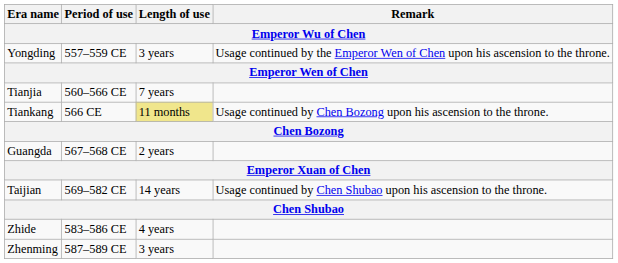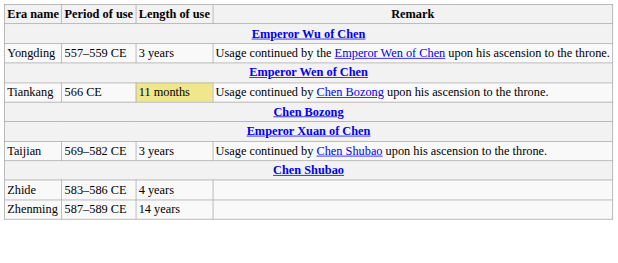- row: (24, 92)
- row: (29, 151)
(159, 190) 14 years -> (156, 151) 3 years
(156, 248) 3 years -> (159, 209) 14 years
